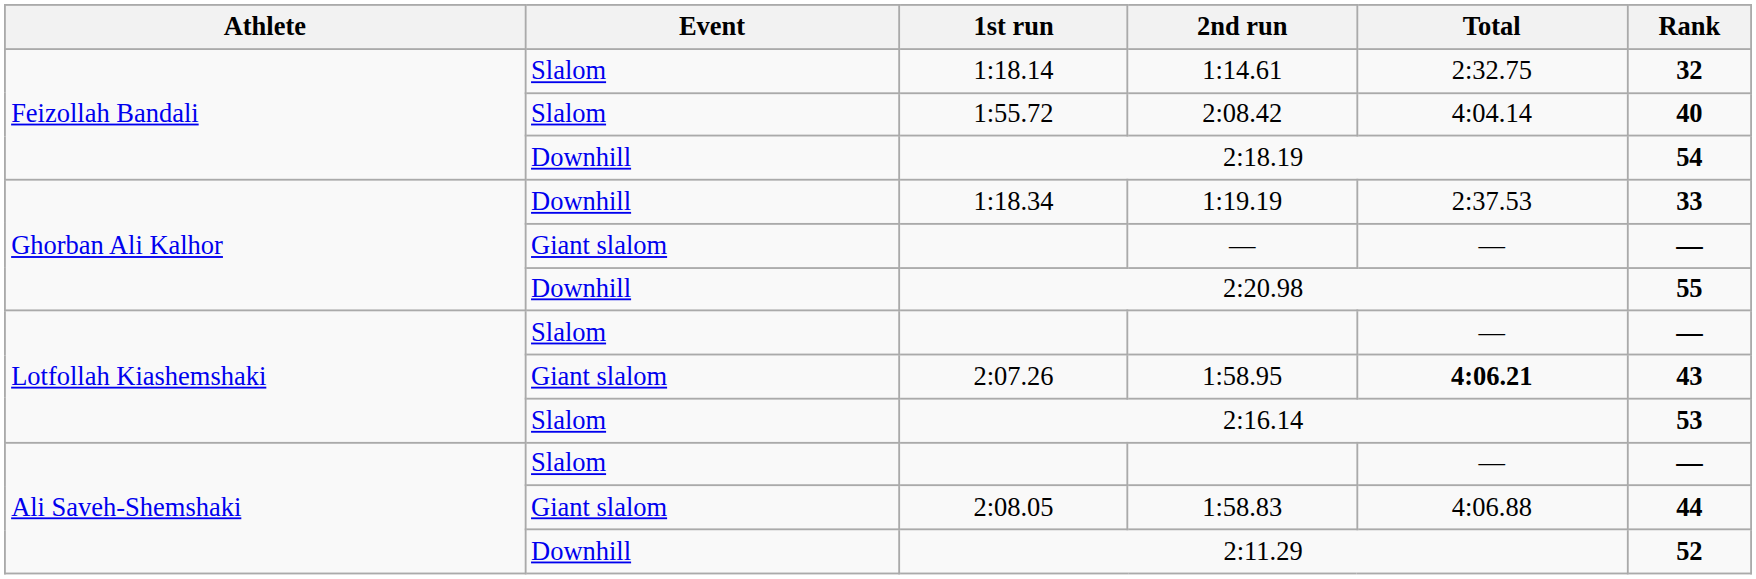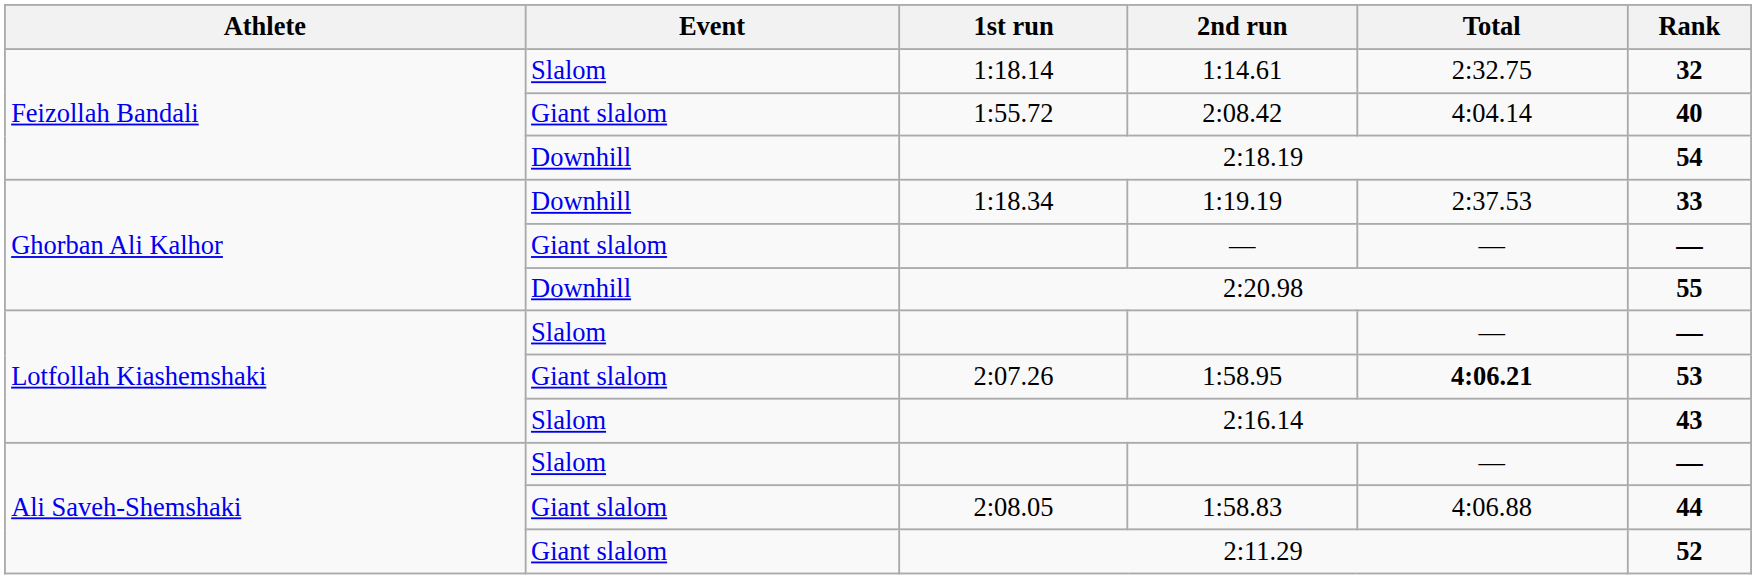(569, 114) Slalom -> (599, 114) Giant slalom
(1689, 376) 43 -> (1689, 376) 53
(1689, 420) 53 -> (1689, 420) 43
(581, 551) Downhill -> (599, 551) Giant slalom
